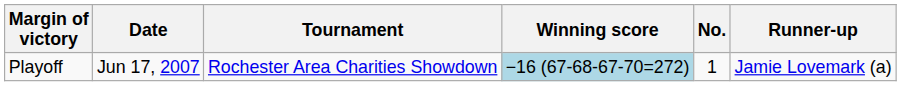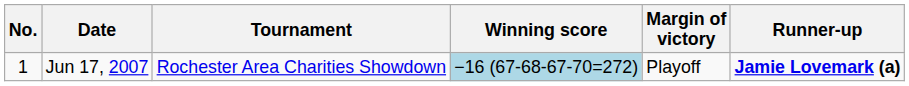columns swapped: (712, 29) <-> (49, 29)
(813, 67) normal -> (818, 67) bold
